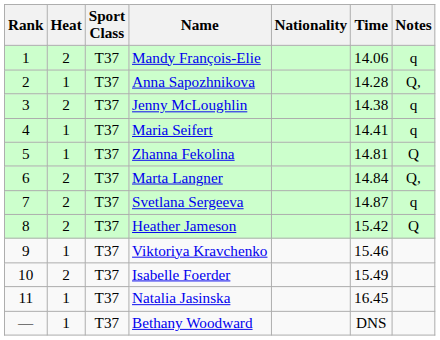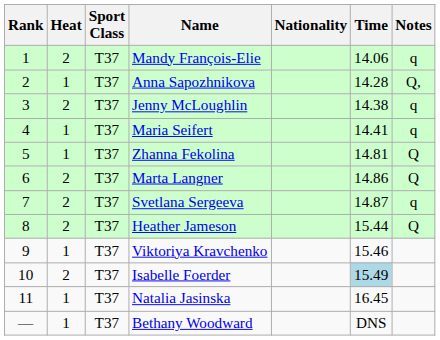(371, 178) 14.84 -> (371, 178) 14.86
(413, 178) Q, -> (413, 178) Q
(371, 226) 15.42 -> (371, 226) 15.44
(371, 274) no background -> (371, 274) lightblue background
